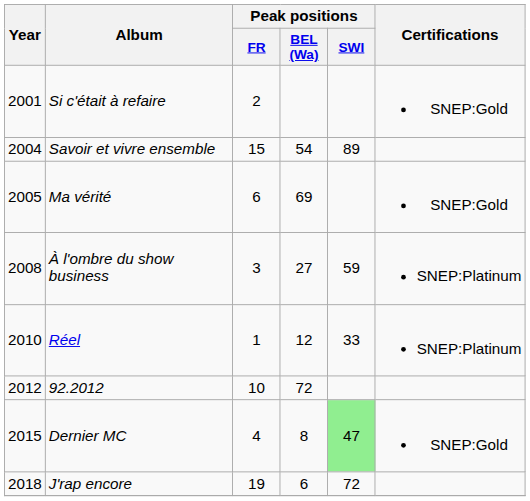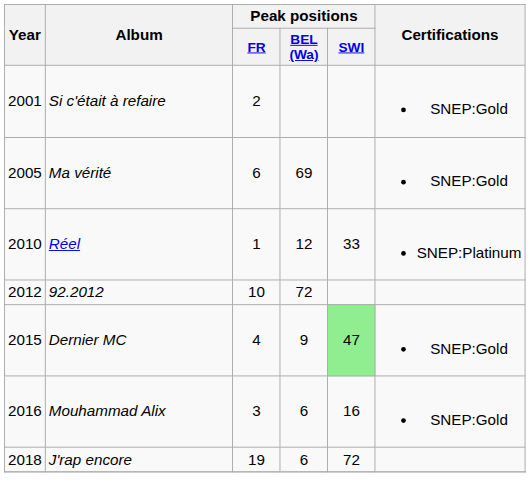- row: (132, 149)
- row: (111, 268)
(304, 435) 8 -> (304, 340) 9
+ row: (107, 411)
